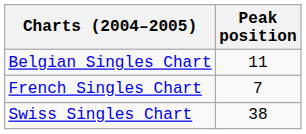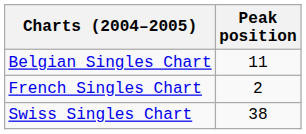(258, 89) 7 -> (258, 89) 2
